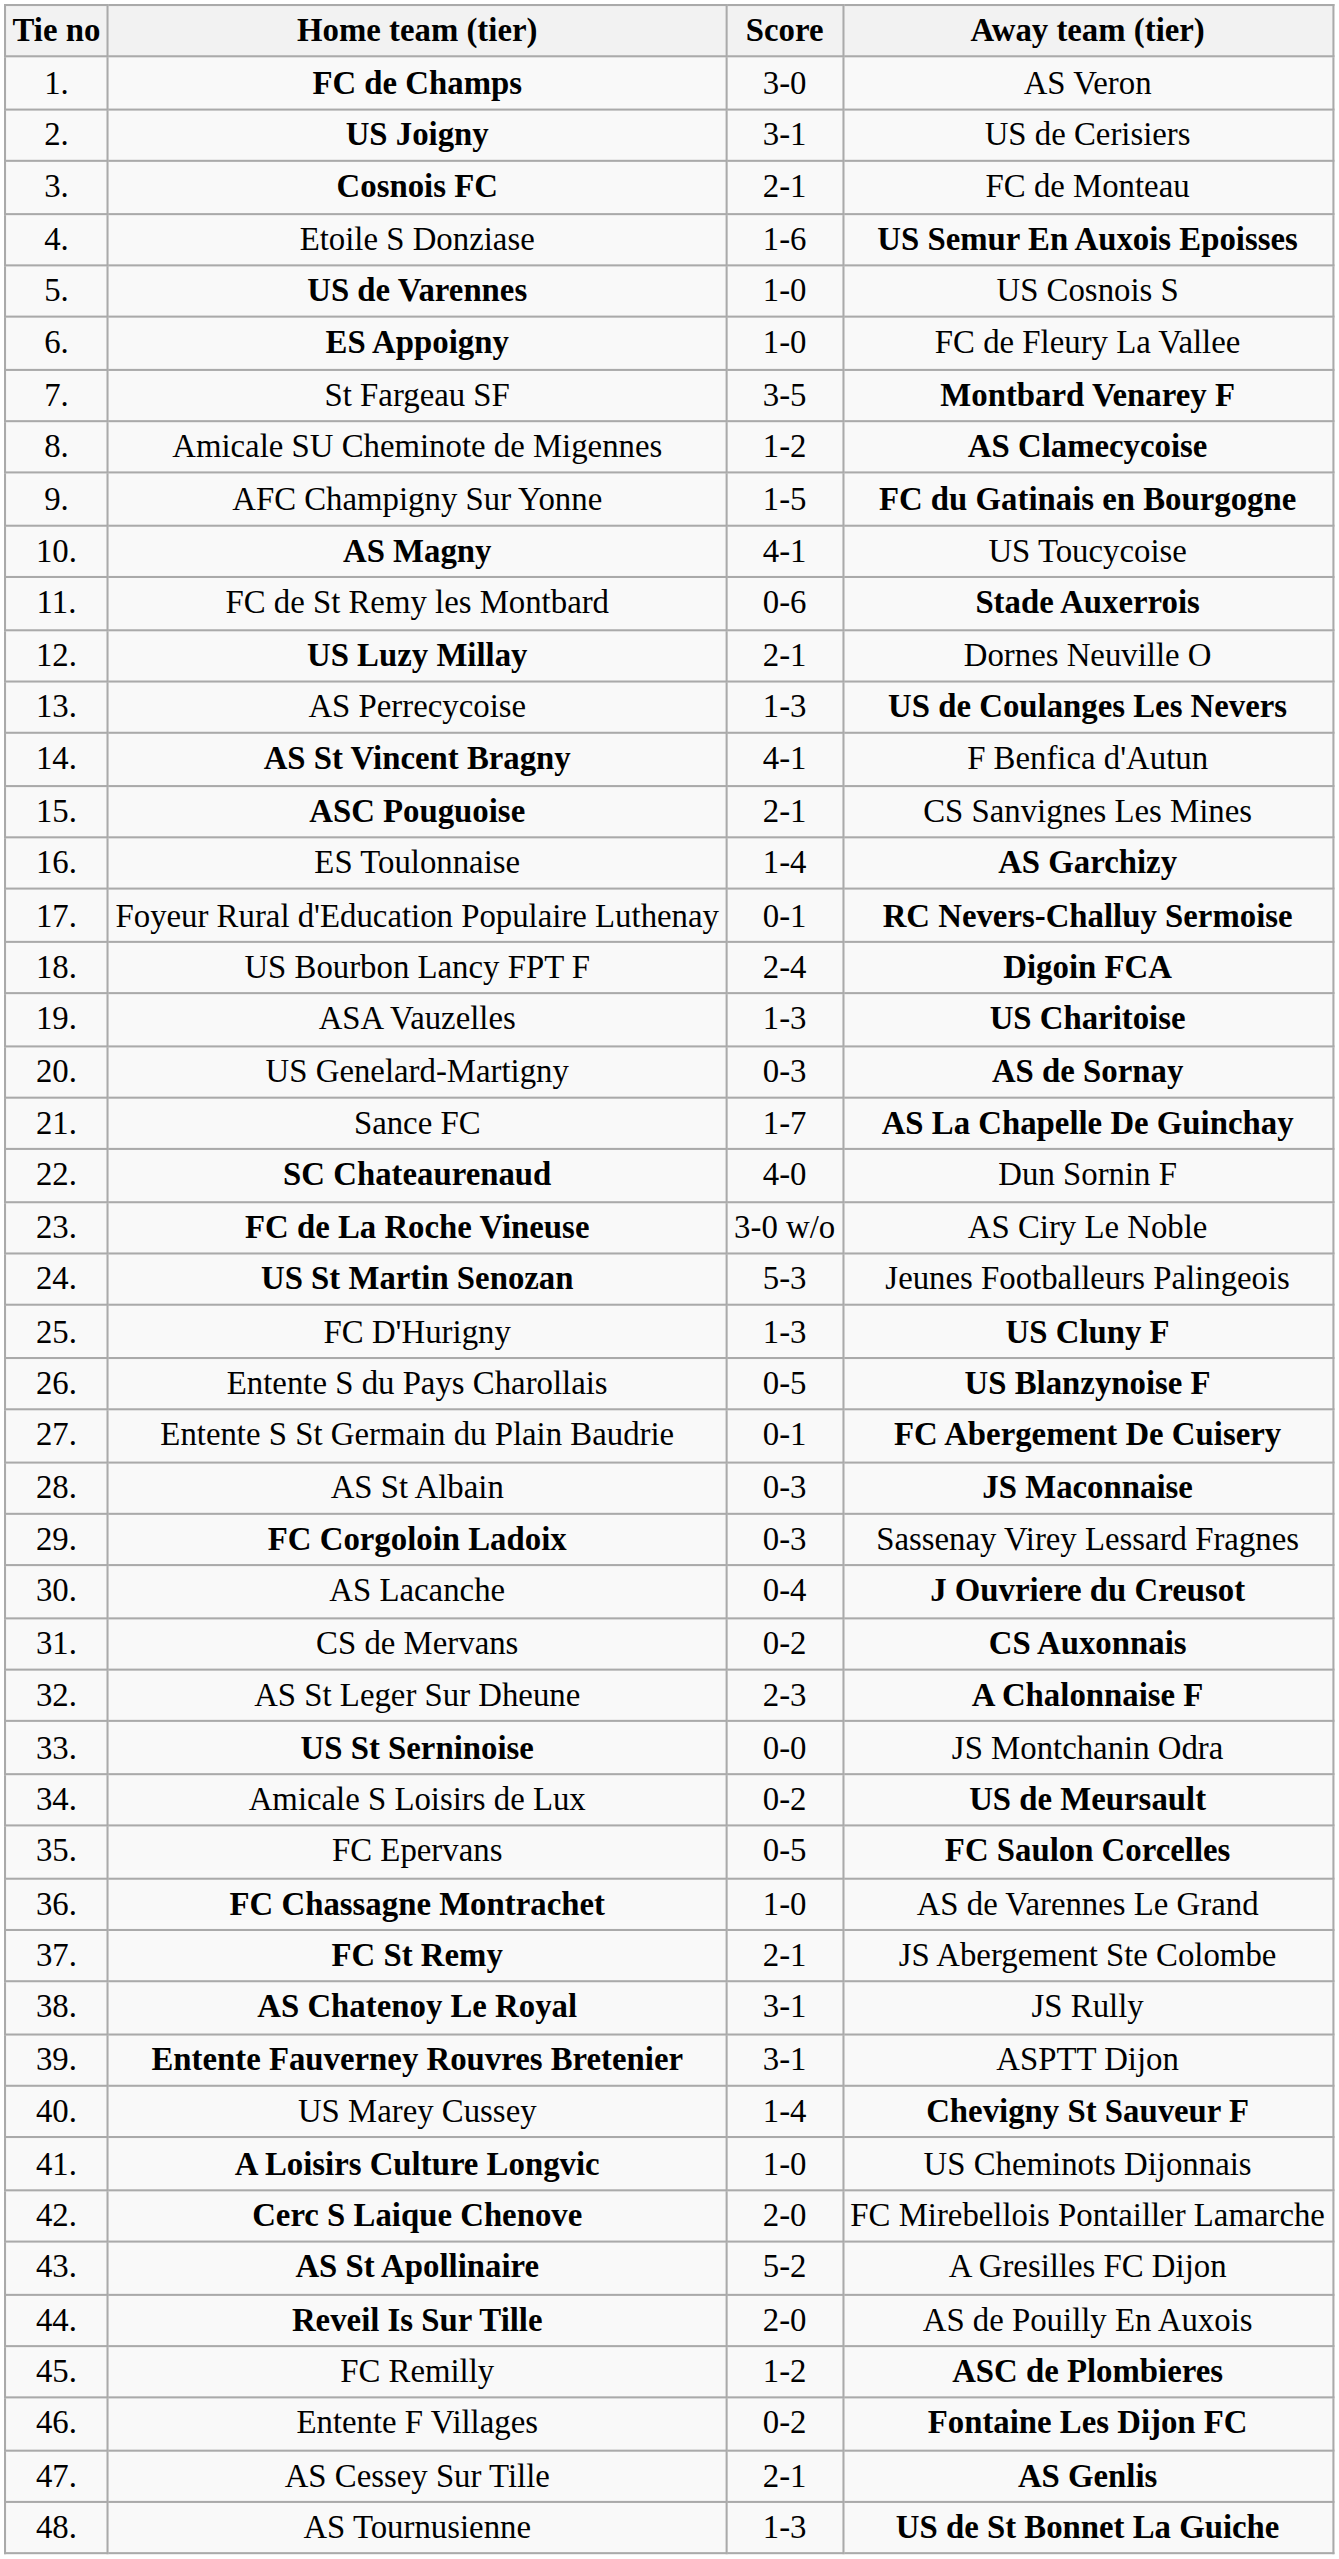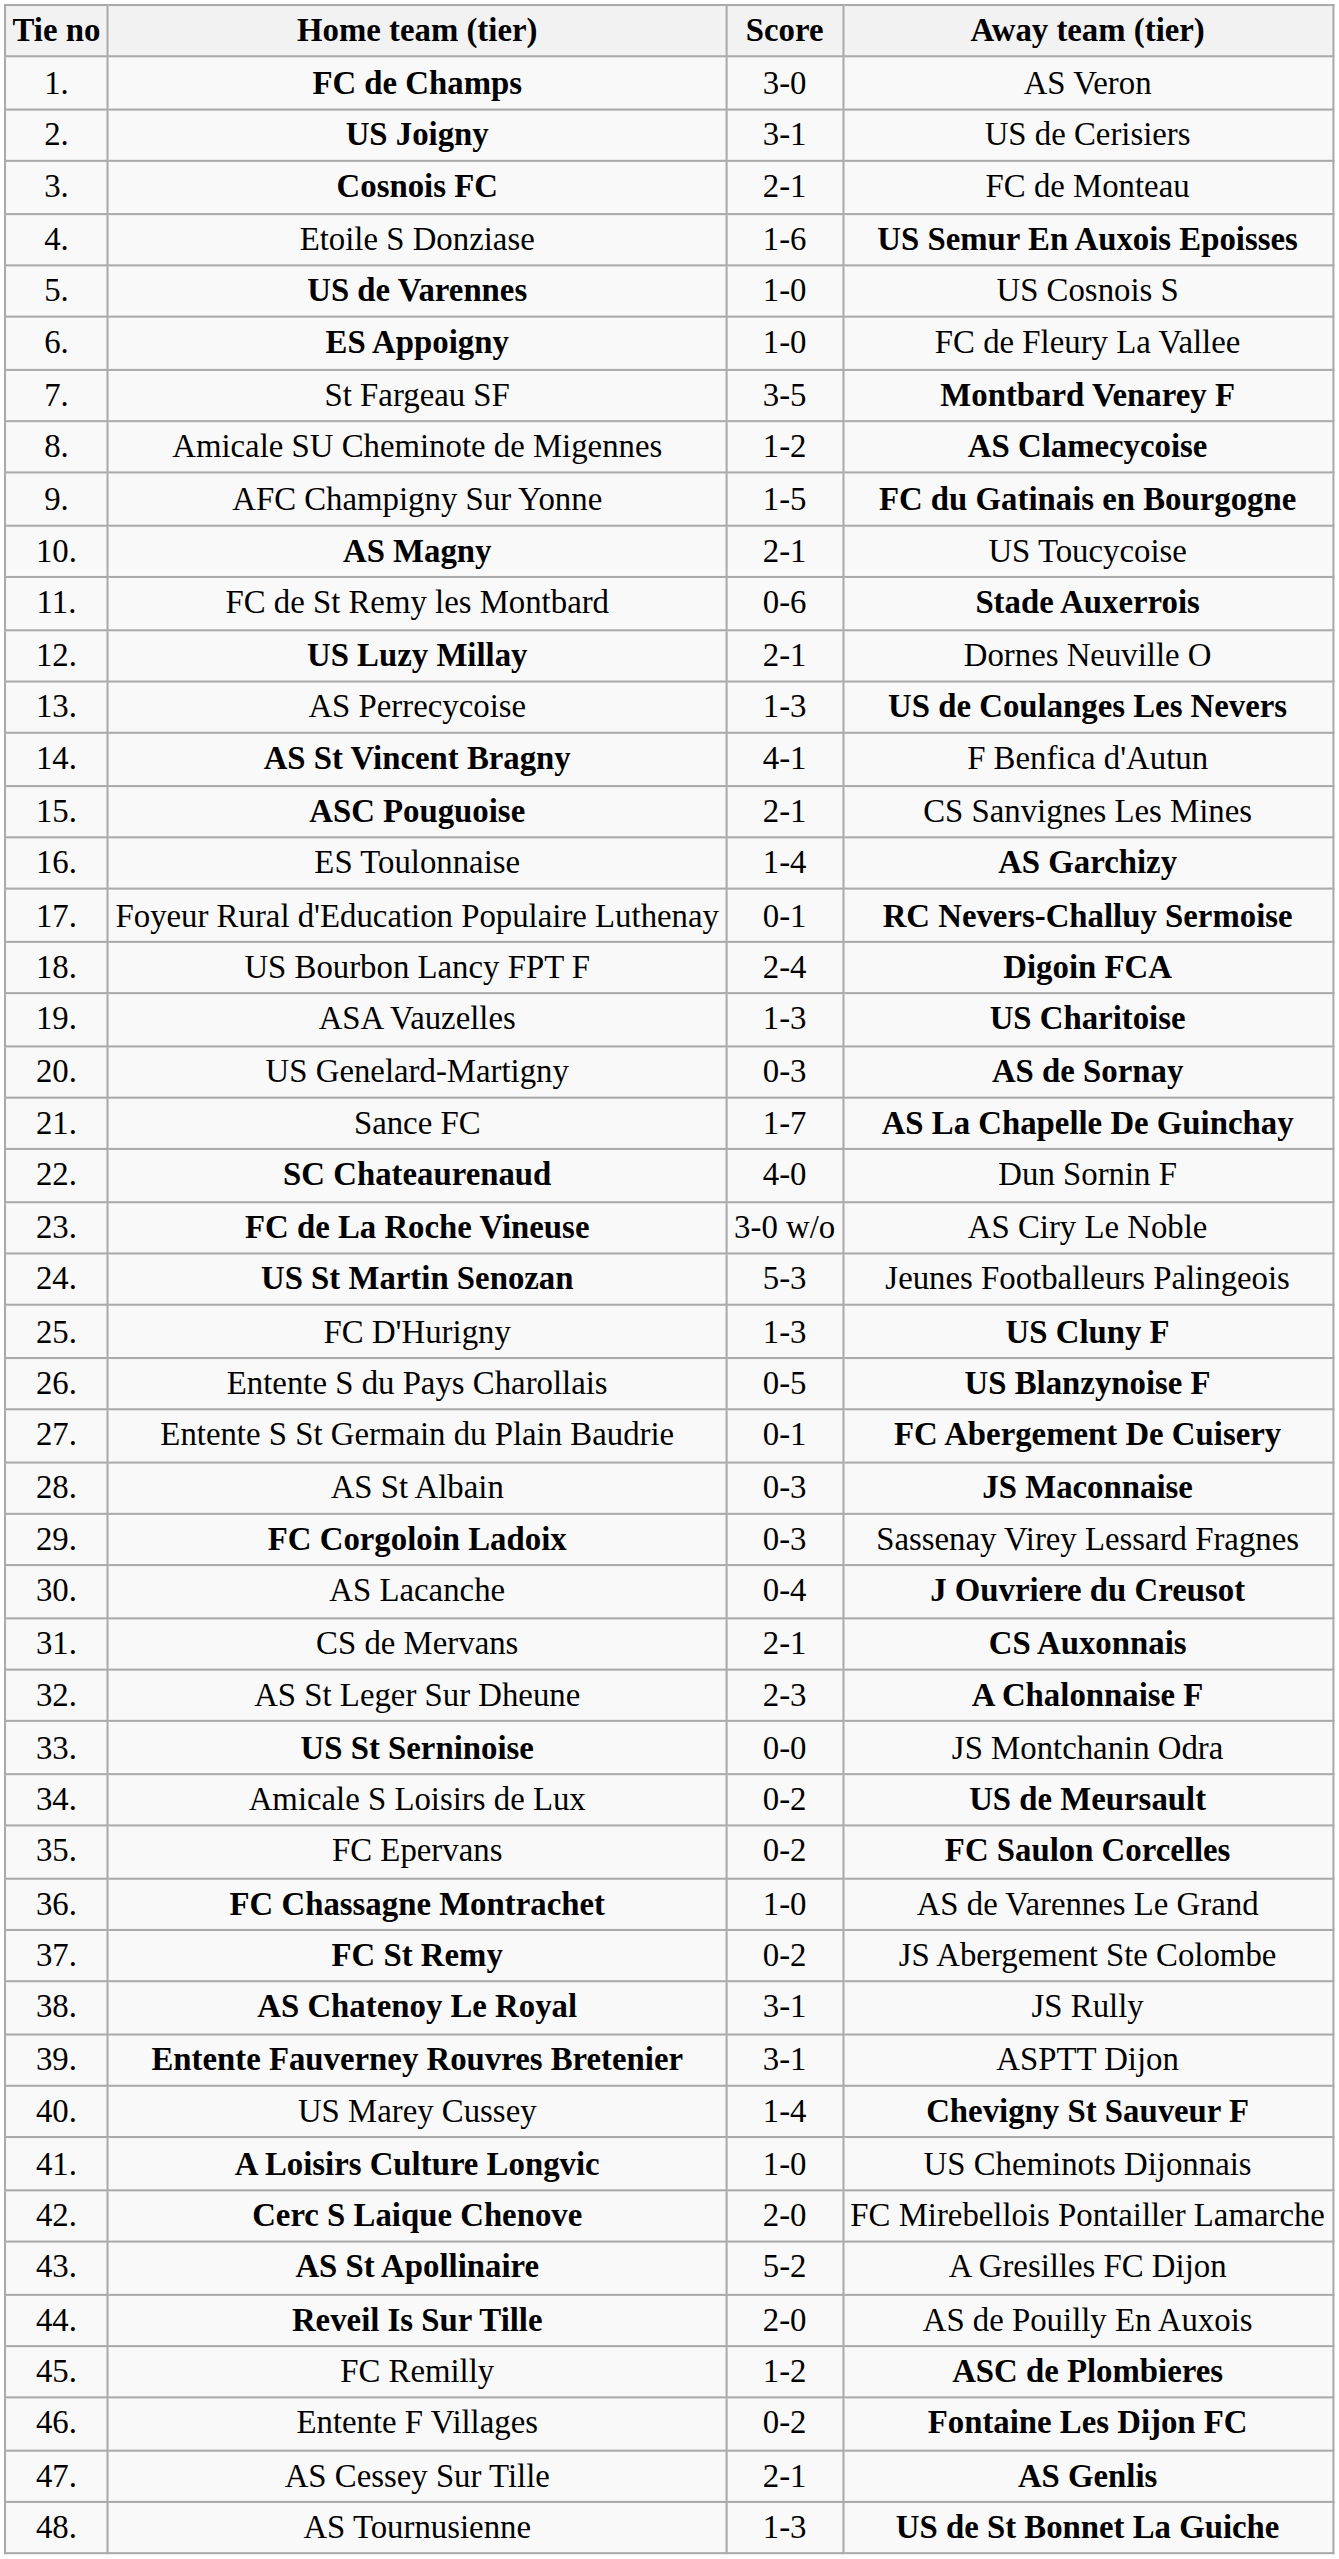(785, 550) 4-1 -> (785, 550) 2-1
(785, 1643) 0-2 -> (785, 1643) 2-1
(785, 1851) 0-5 -> (785, 1851) 0-2
(785, 1955) 2-1 -> (785, 1955) 0-2
